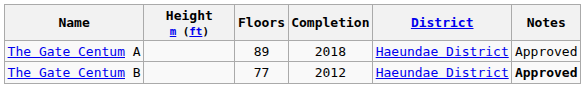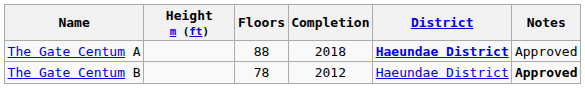(262, 51) 89 -> (262, 51) 88
(442, 51) normal -> (442, 51) bold
(262, 72) 77 -> (262, 72) 78
